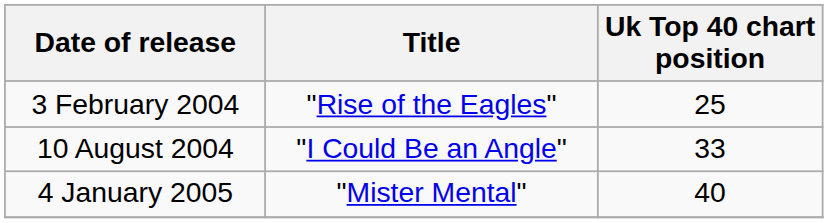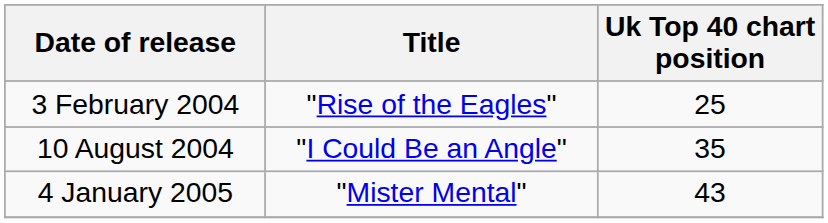(710, 148) 33 -> (710, 148) 35
(710, 193) 40 -> (710, 193) 43
